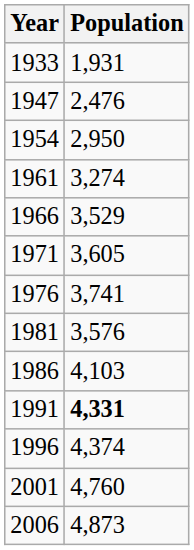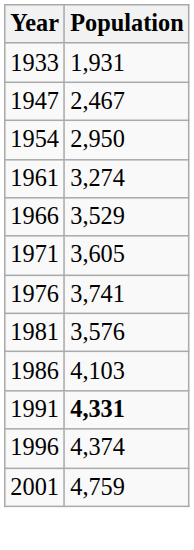(98, 100) 2,476 -> (98, 100) 2,467
(98, 486) 4,760 -> (98, 486) 4,759
- row: (35, 525)
